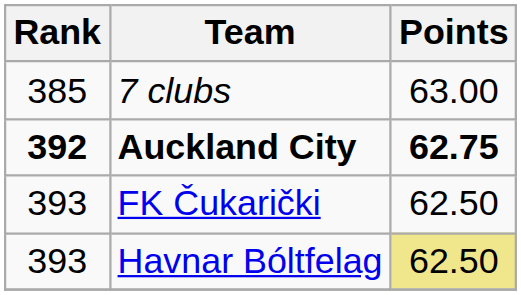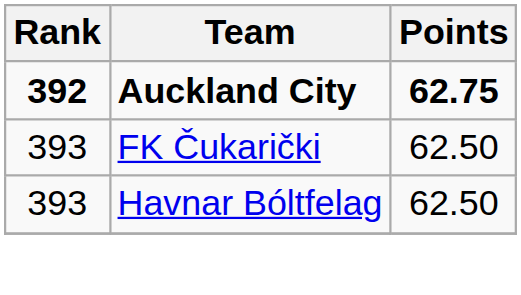- row: (174, 89)
(454, 260) khaki background -> (454, 203) no background
